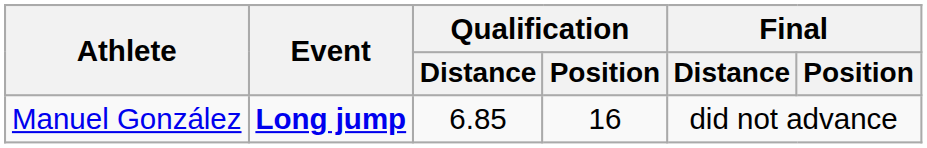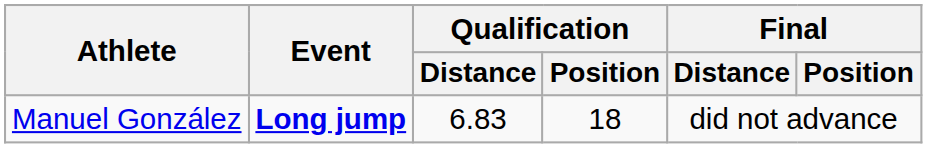(478, 119) 6.85 -> (478, 119) 6.83
(605, 119) 16 -> (605, 119) 18
